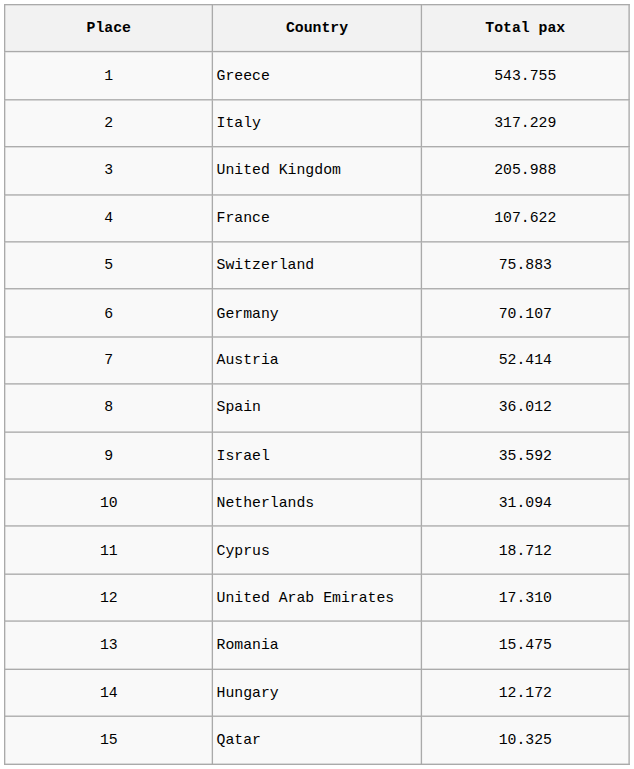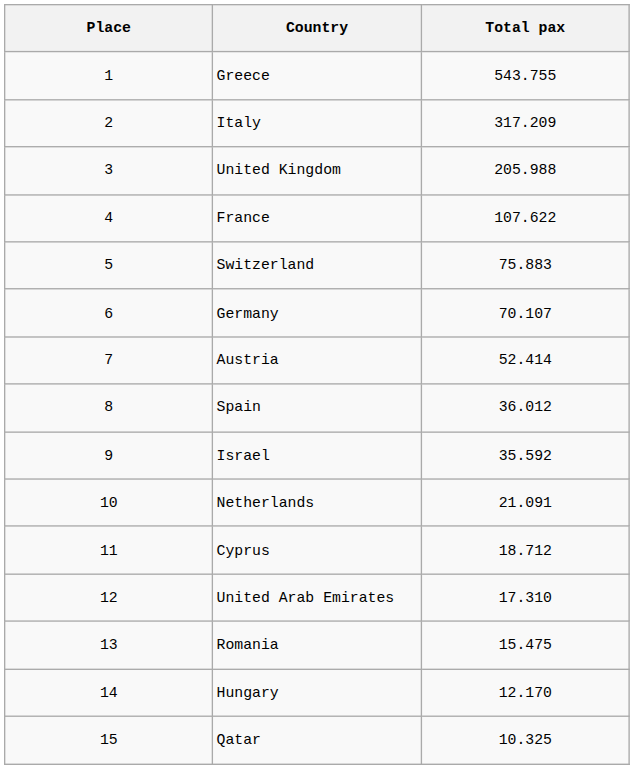(525, 123) 317.229 -> (525, 123) 317.209
(525, 503) 31.094 -> (525, 503) 21.091
(525, 693) 12.172 -> (525, 693) 12.170
